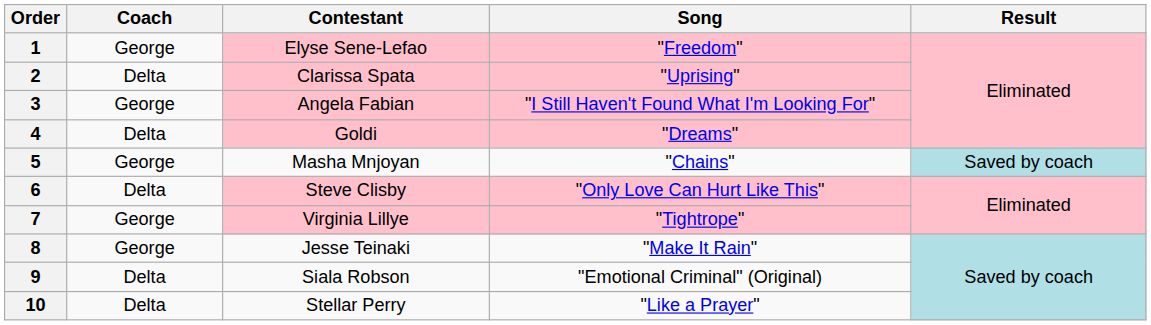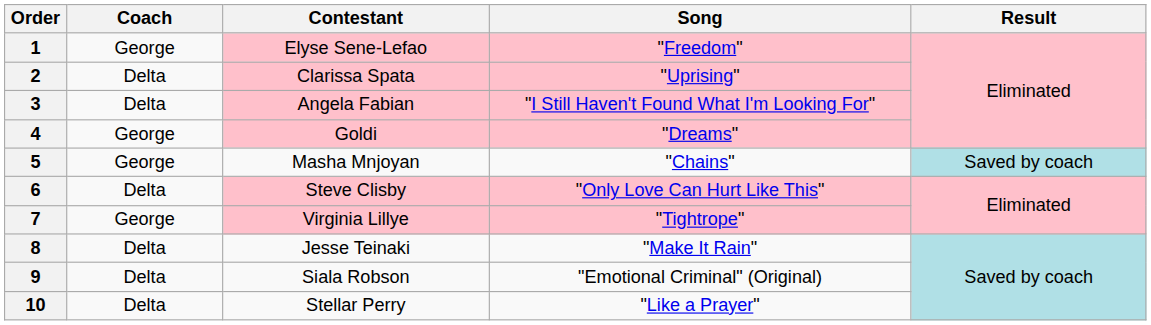(145, 104) George -> (145, 104) Delta
(145, 133) Delta -> (145, 133) George
(145, 248) George -> (145, 248) Delta
